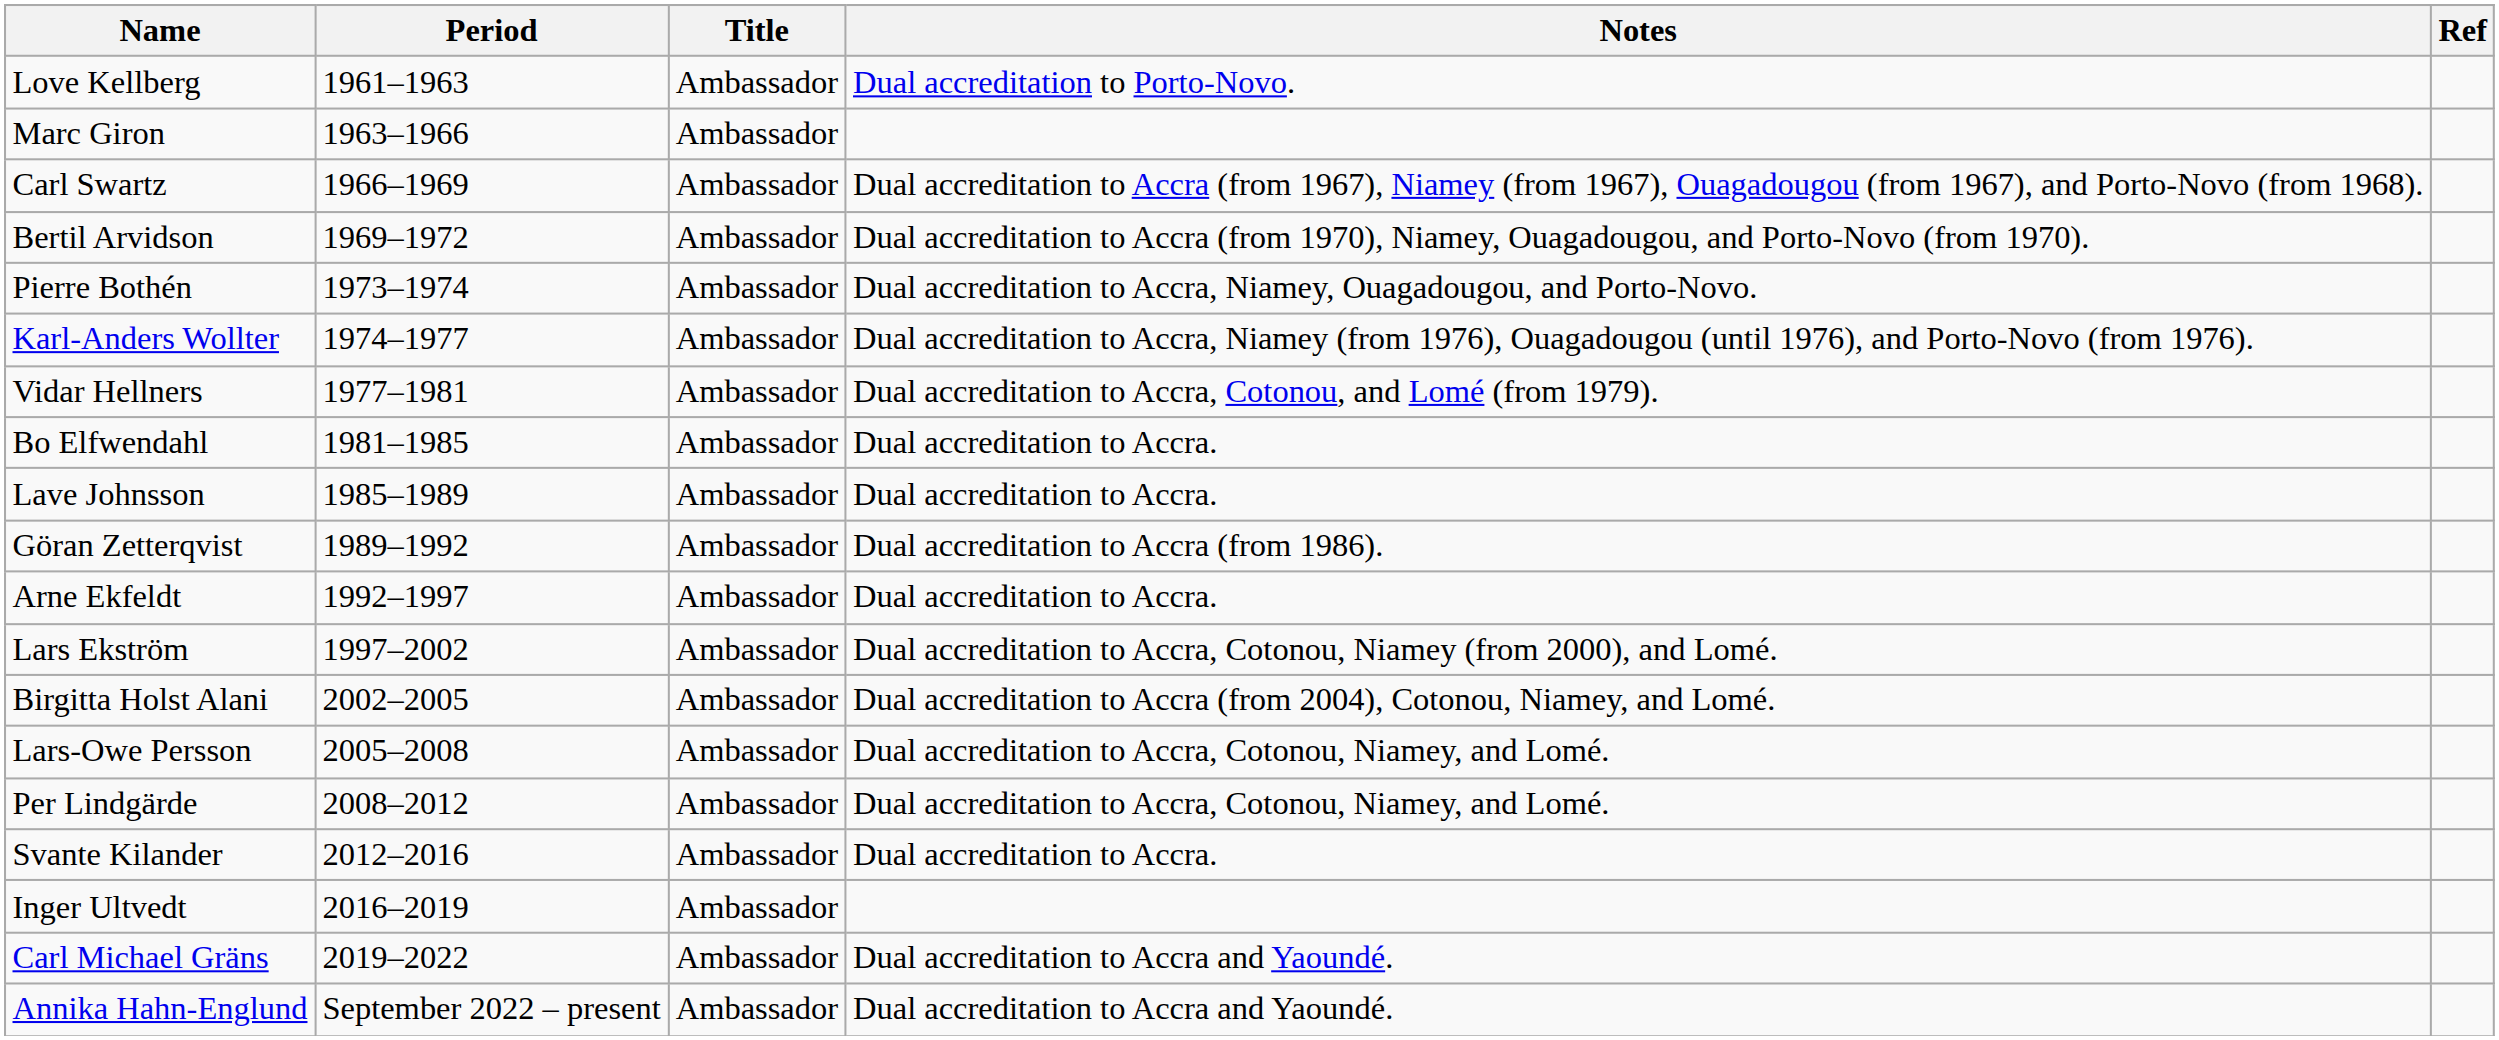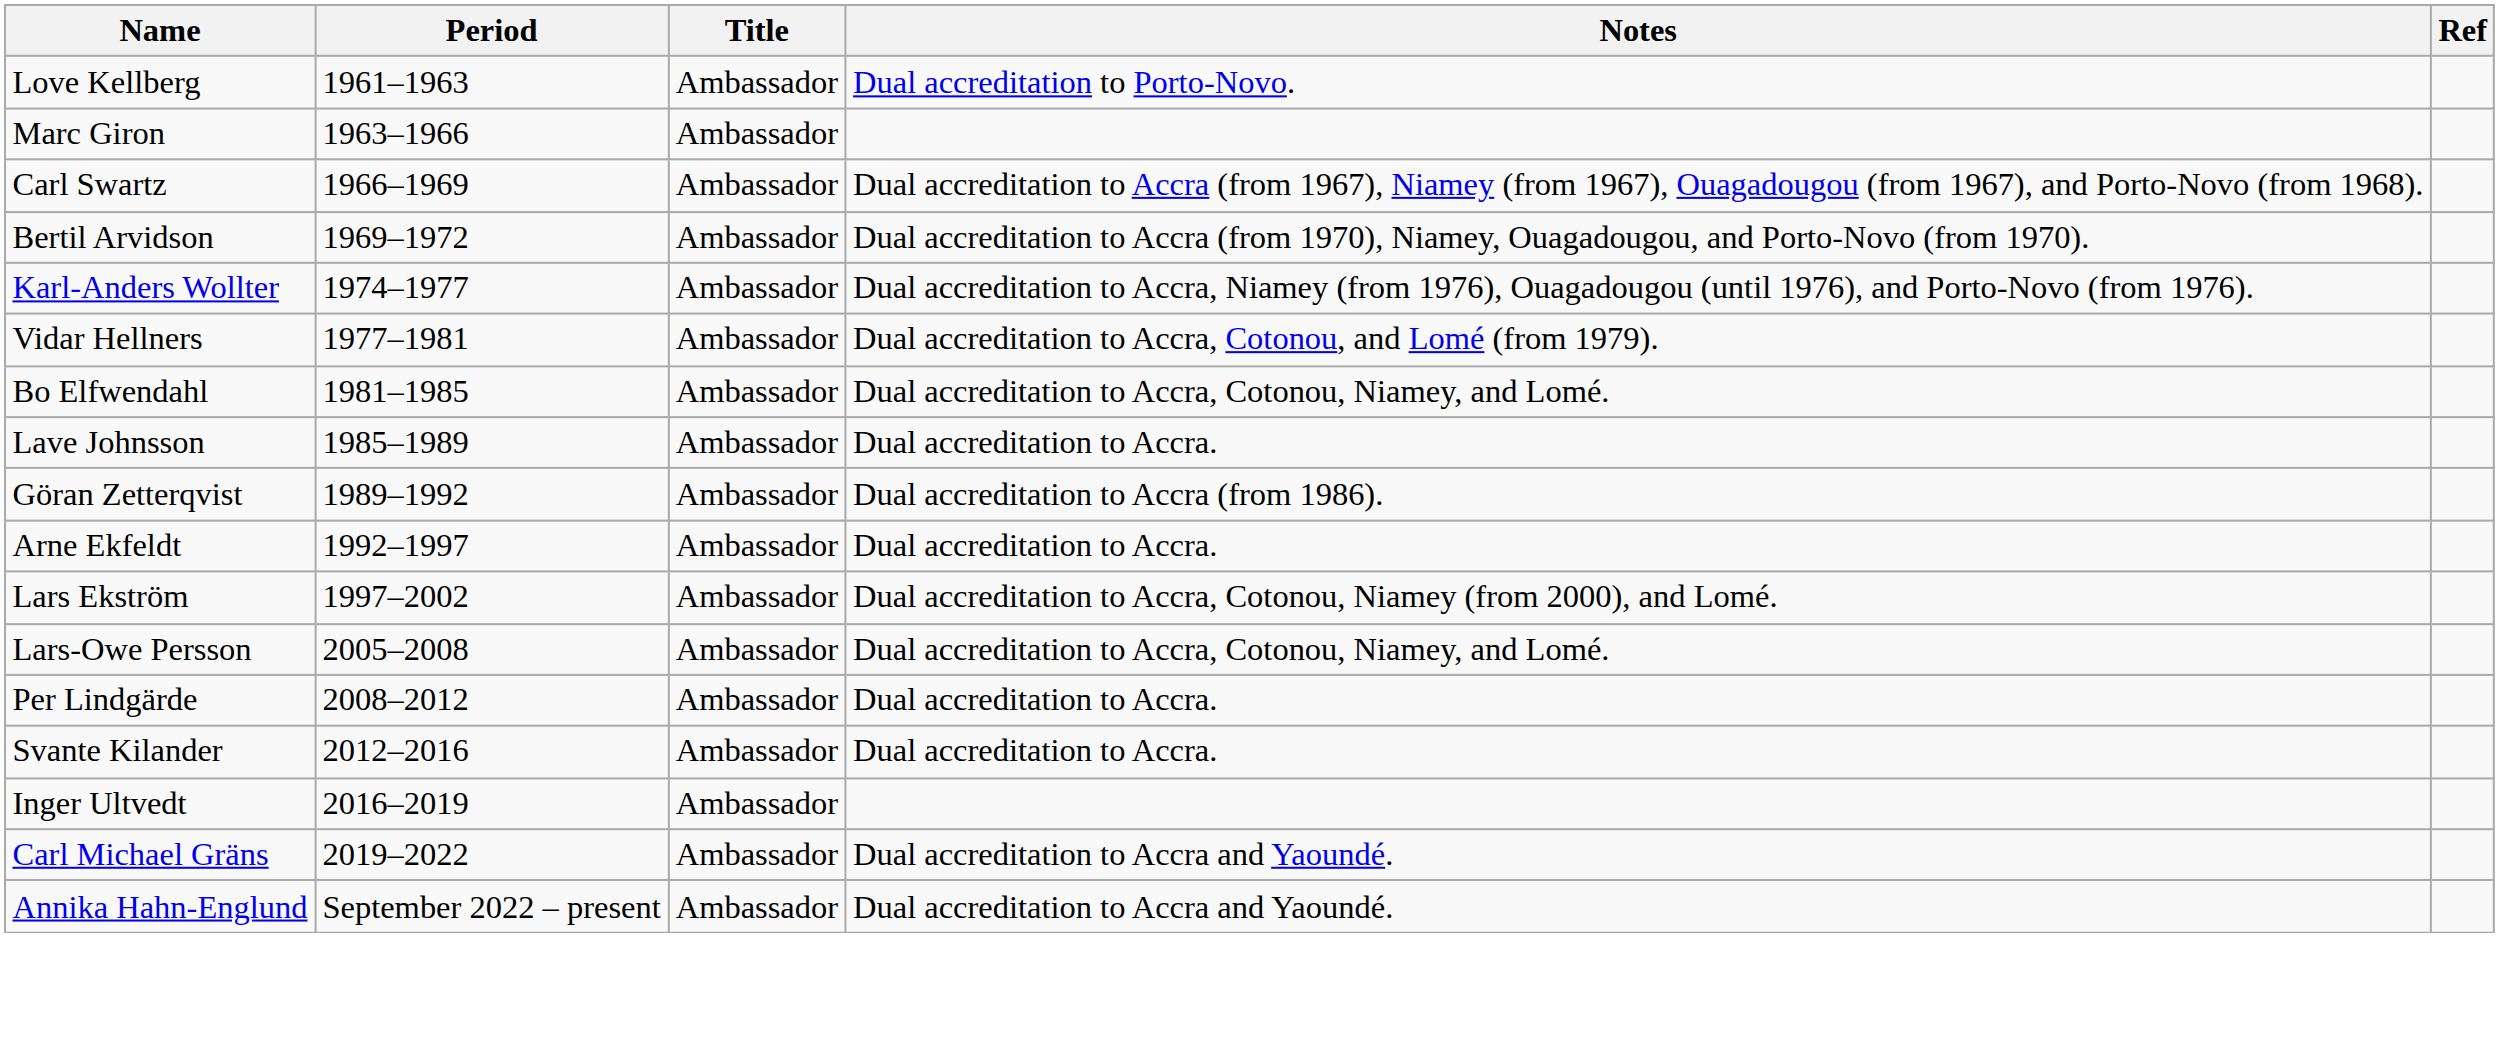- row: (102, 287)
(1035, 442) Dual accreditation to Accra. -> (1231, 390) Dual accreditation to Accra, Cotonou, Niamey, and Lomé.
- row: (140, 699)
(1231, 802) Dual accreditation to Accra, Cotonou, Niamey, and Lomé. -> (1035, 699) Dual accreditation to Accra.
